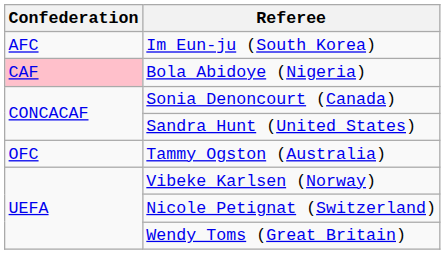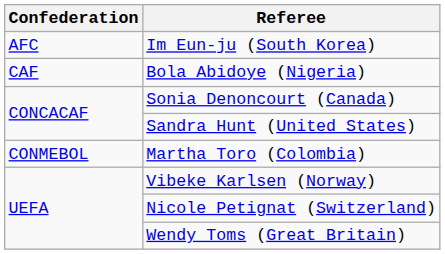(24, 72) pink background -> (24, 72) no background
+ row: (256, 154)
- row: (266, 154)
